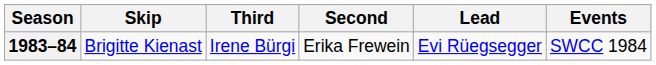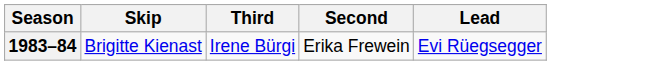- column: (598, 18)
